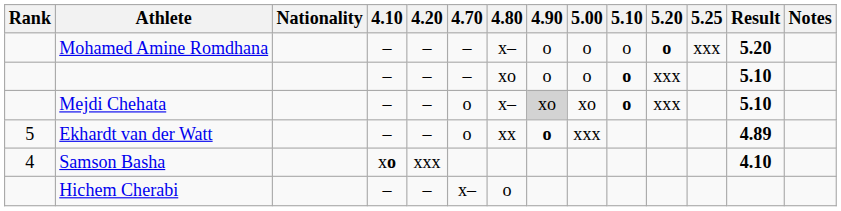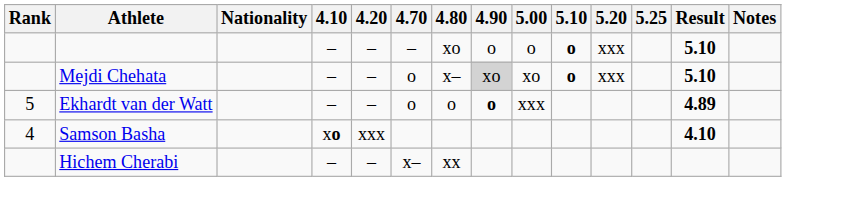- row: (164, 47)
(507, 133) xx -> (451, 104) o
(507, 190) o -> (451, 162) xx
